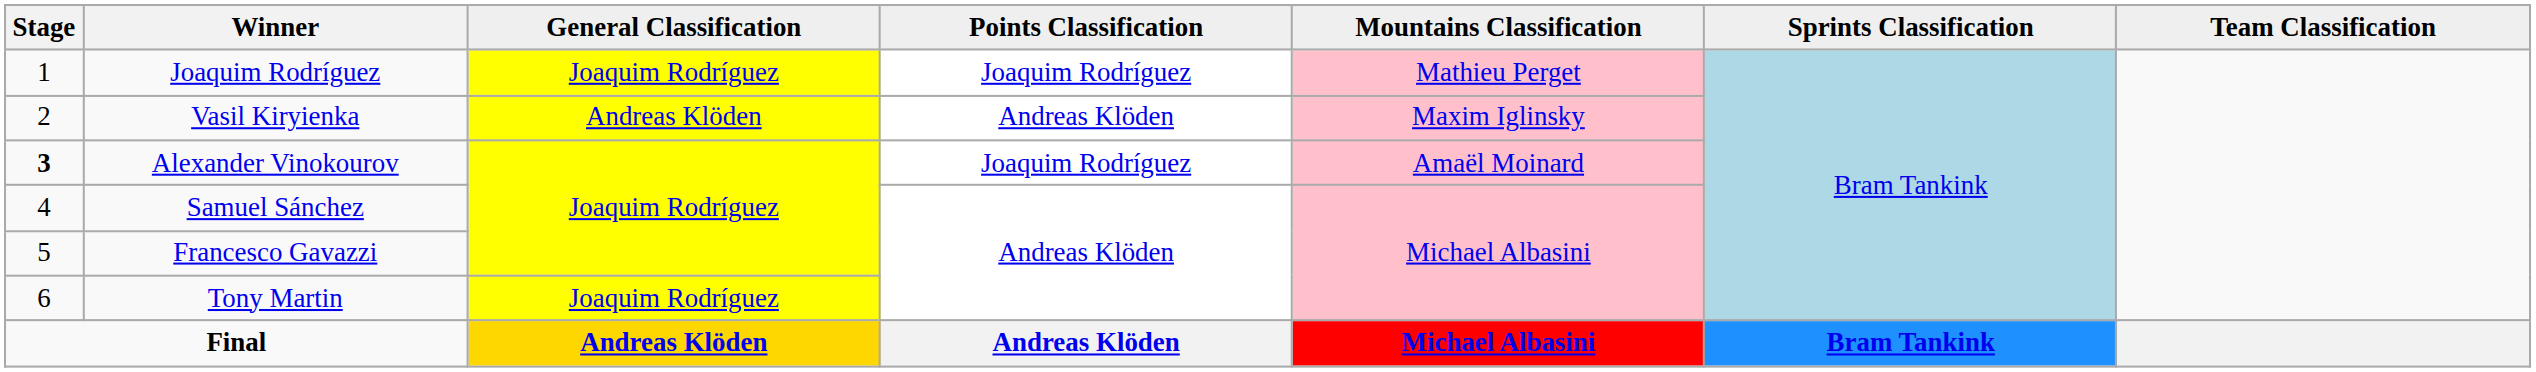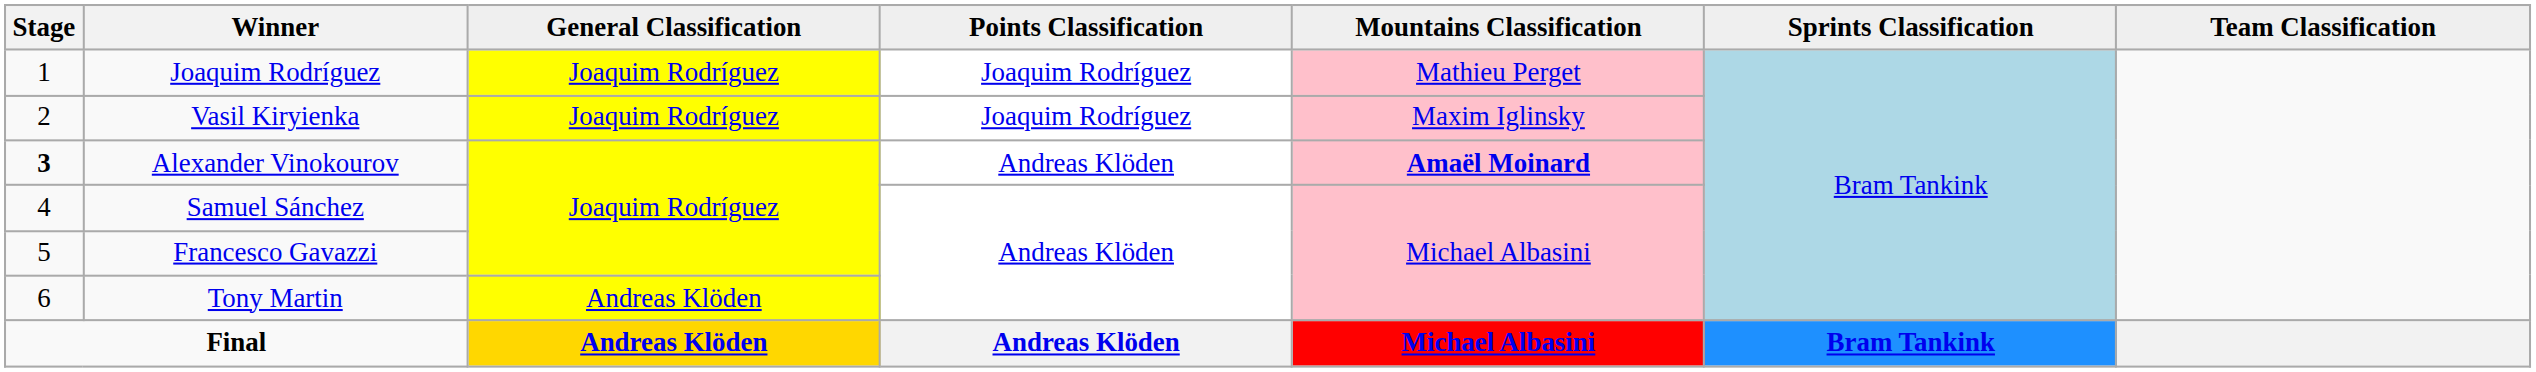(674, 117) Andreas Klöden -> (674, 117) Joaquim Rodríguez
(1086, 117) Andreas Klöden -> (1086, 117) Joaquim Rodríguez
(1086, 162) Joaquim Rodríguez -> (1086, 162) Andreas Klöden
(1498, 162) normal -> (1498, 162) bold
(674, 297) Joaquim Rodríguez -> (674, 297) Andreas Klöden
